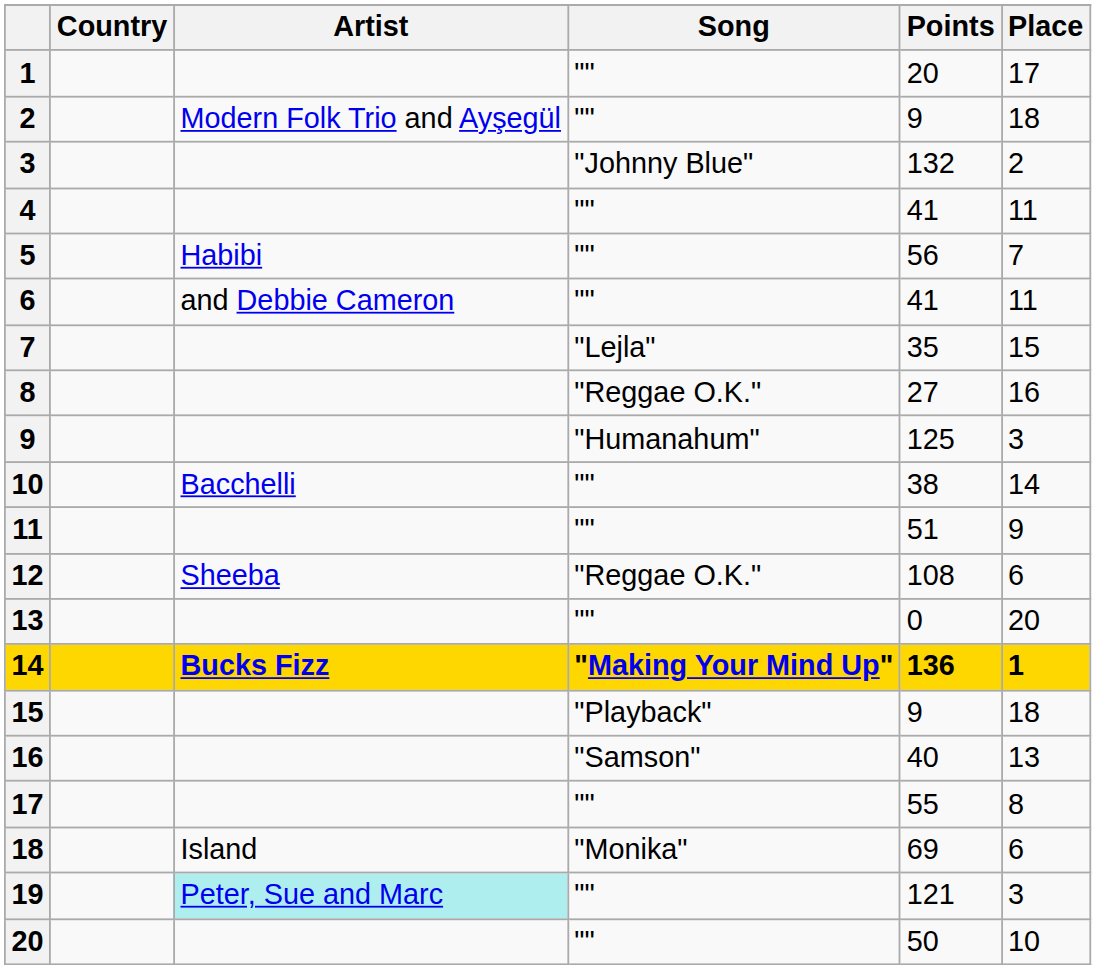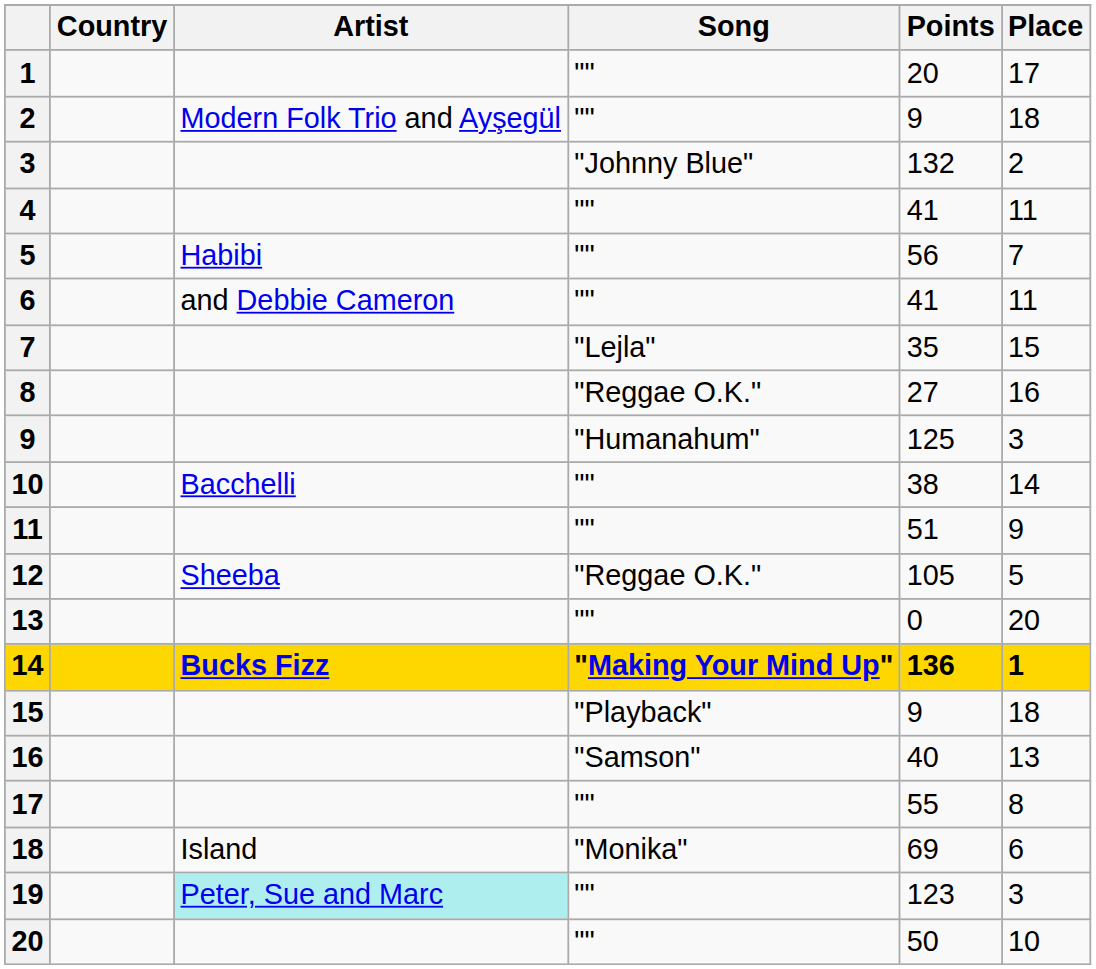(931, 575) 108 -> (931, 575) 105
(1016, 575) 6 -> (1016, 575) 5
(931, 895) 121 -> (931, 895) 123
